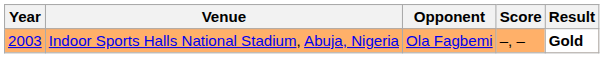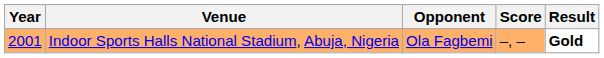(25, 41) 2003 -> (25, 41) 2001
